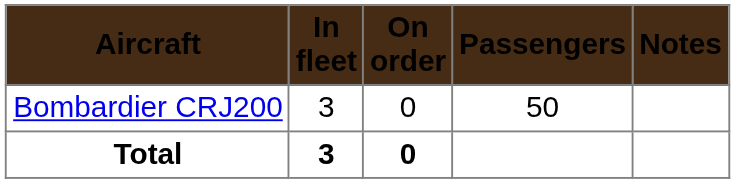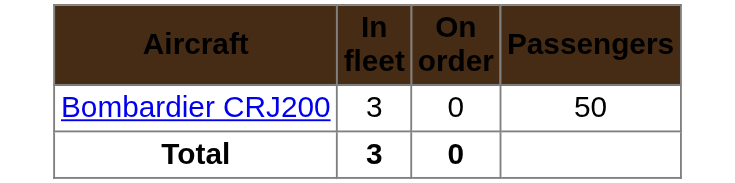- column: (681, 44)
